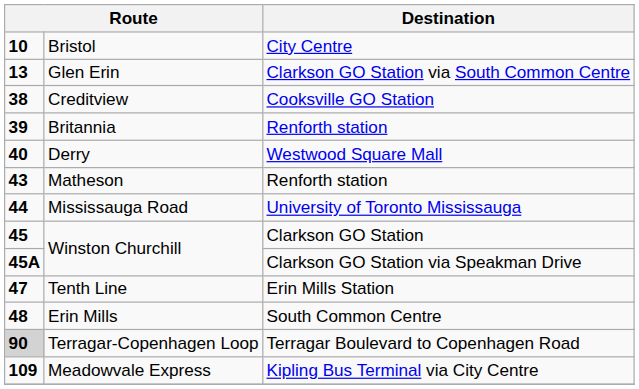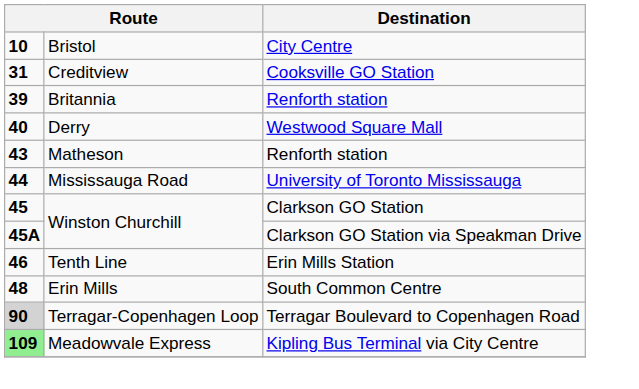- row: (84, 73)
(18, 100) 38 -> (18, 73) 31
(18, 289) 47 -> (18, 262) 46
(23, 370) no background -> (23, 343) lightgreen background
